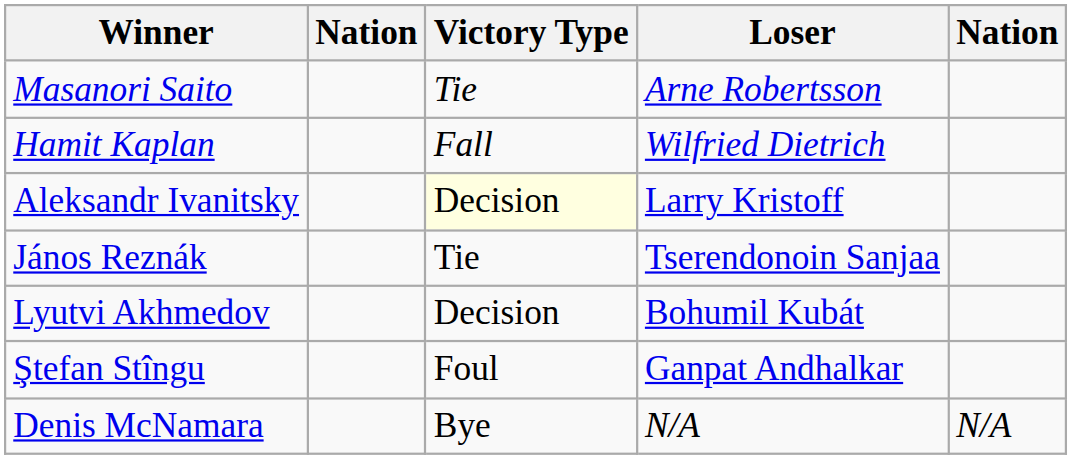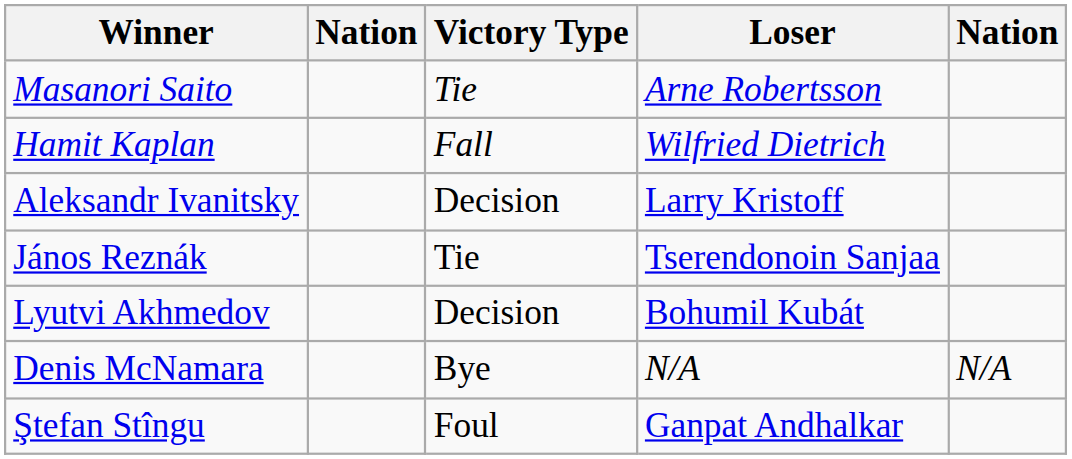(497, 200) lightyellow background -> (497, 200) no background
rows swapped: (109, 369) <-> (138, 425)
